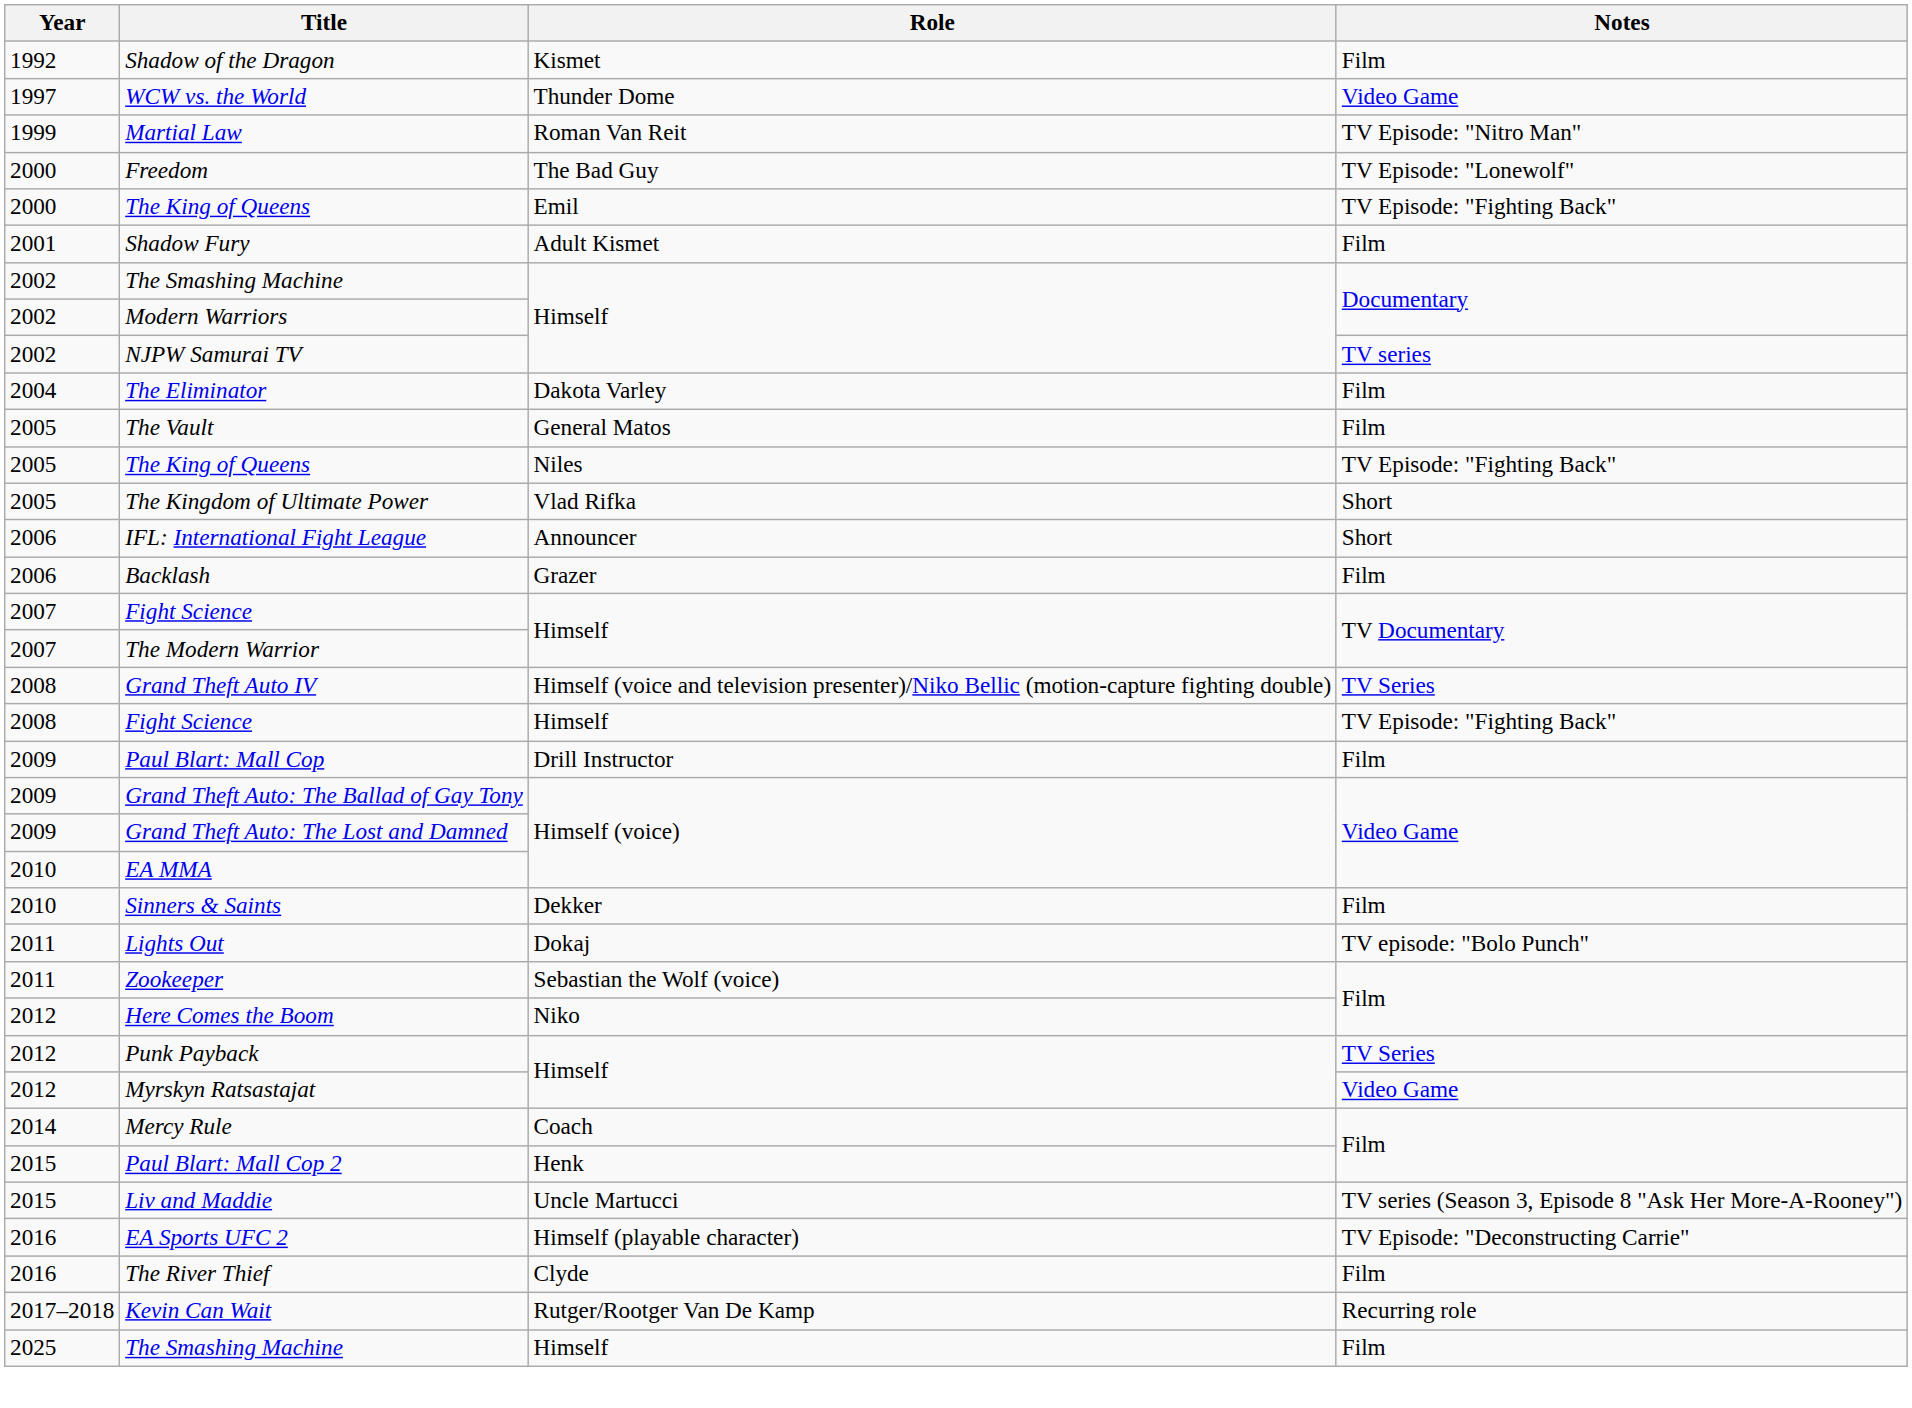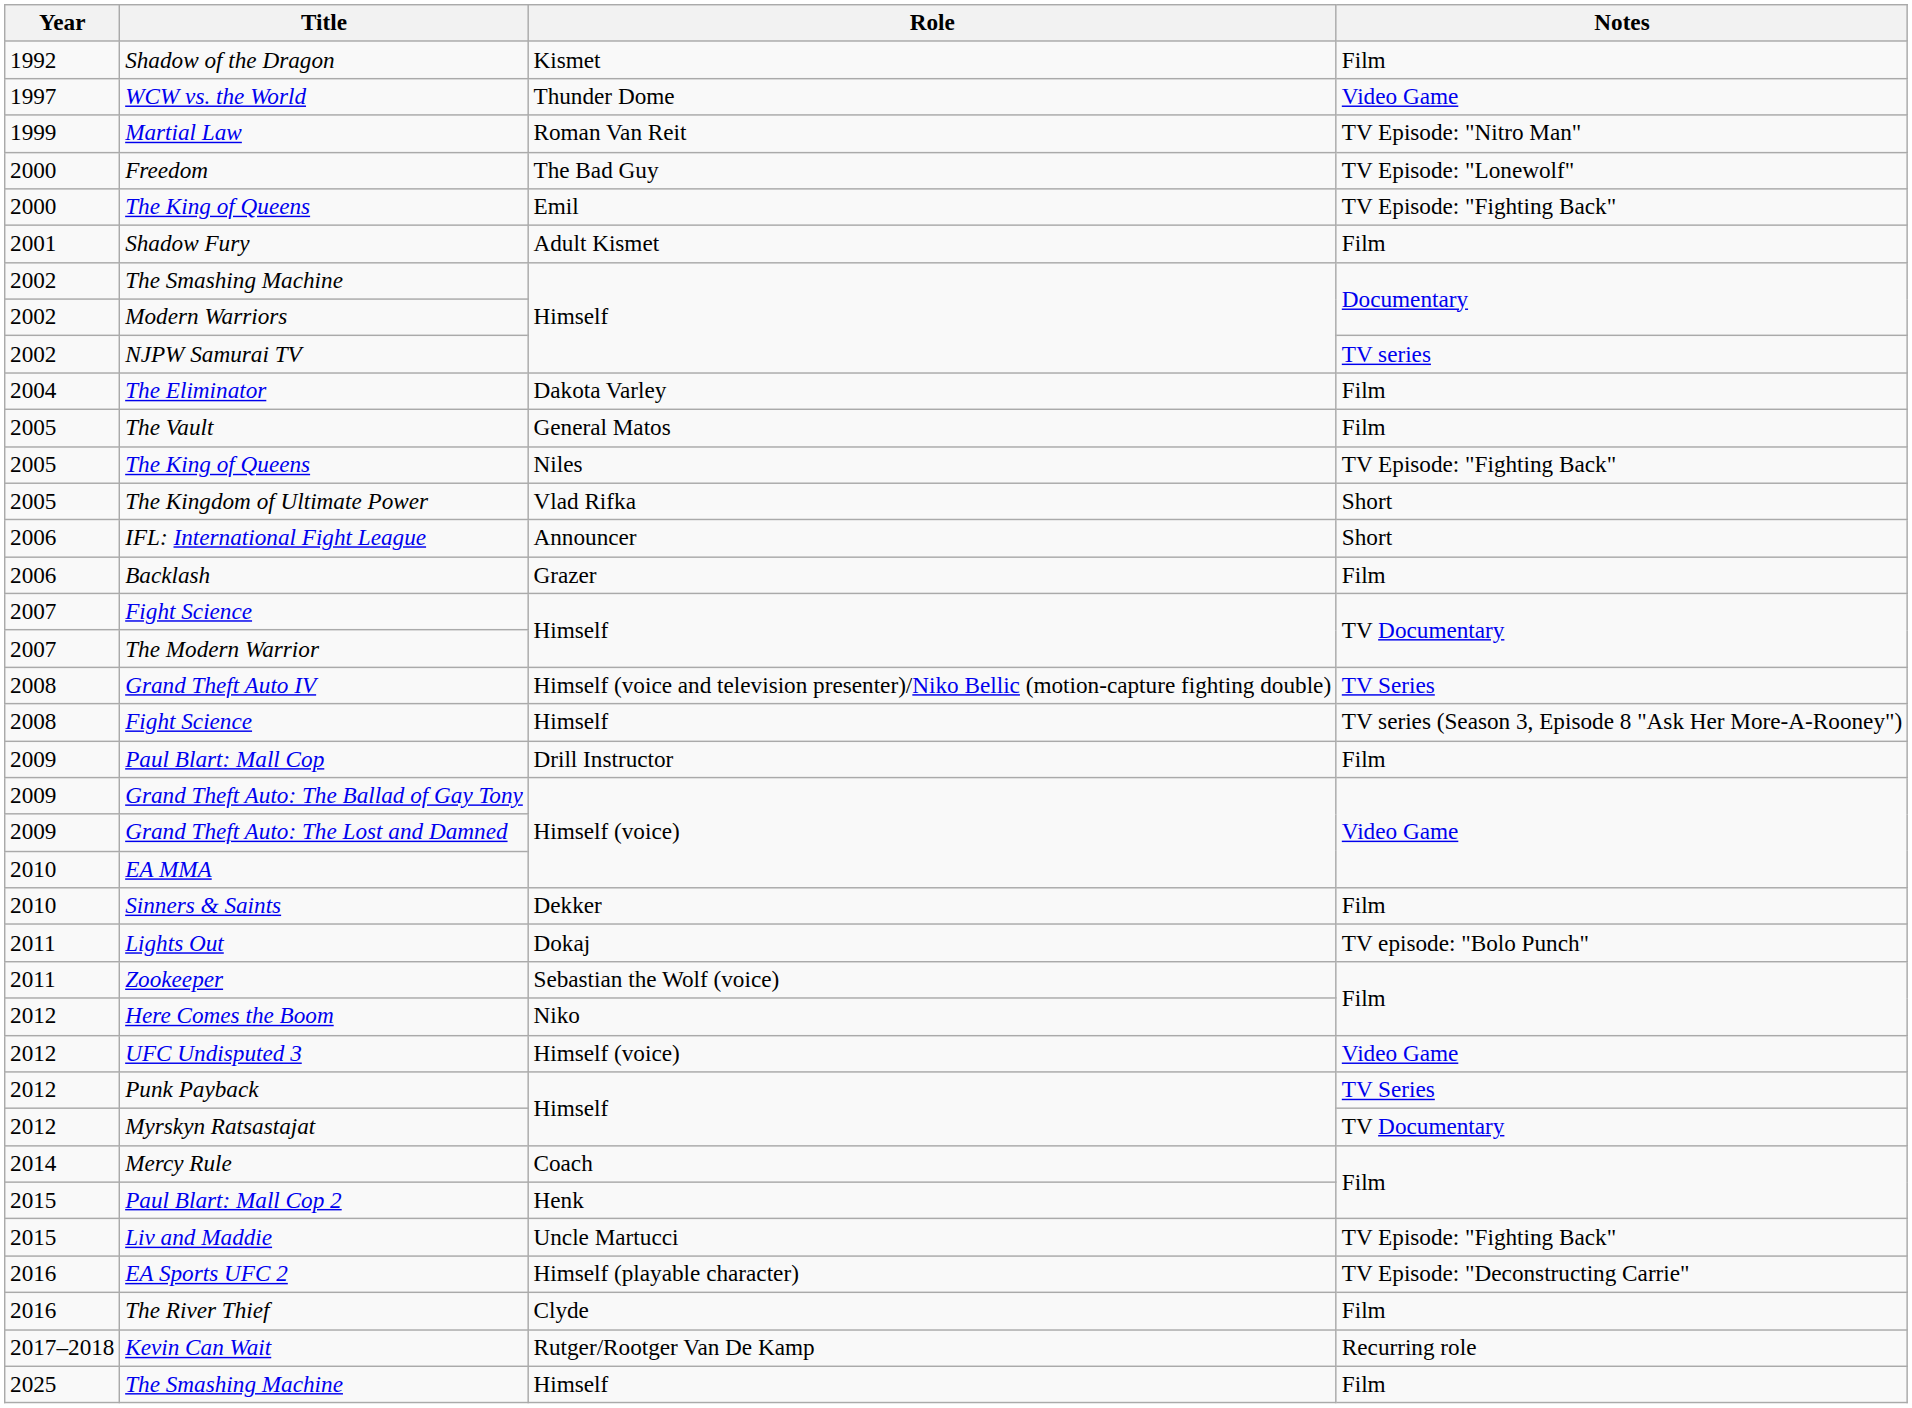(1479, 721) TV Episode: "Fighting Back" -> (1622, 721) TV series (Season 3, Episode 8 "Ask Her More-A-Rooney")
+ row: (33, 1053)
(1400, 1089) Video Game -> (1423, 1126) TV Documentary
(1622, 1200) TV series (Season 3, Episode 8 "Ask Her More-A-Rooney") -> (1479, 1237) TV Episode: "Fighting Back"
